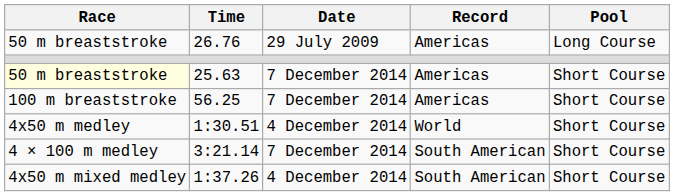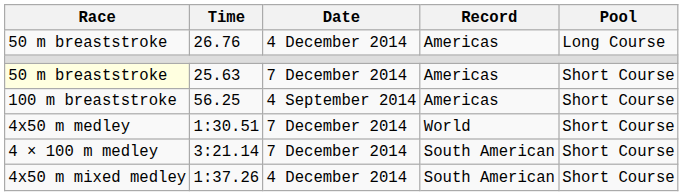(323, 43) 29 July 2009 -> (337, 43) 4 December 2014
(337, 101) 7 December 2014 -> (341, 101) 4 September 2014
(337, 126) 4 December 2014 -> (337, 126) 7 December 2014
